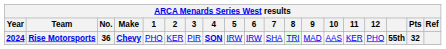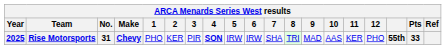(15, 38) 2024 -> (15, 38) 2025
(106, 38) 36 -> (106, 38) 31
(415, 38) 32 -> (415, 38) 33
